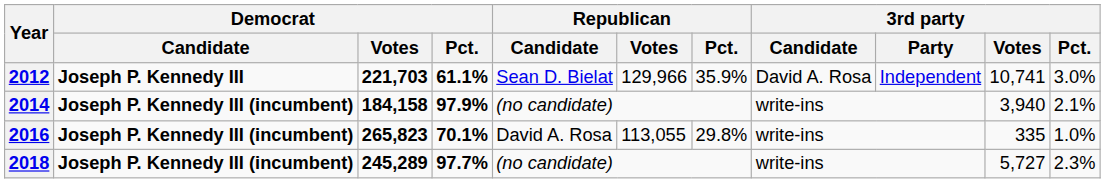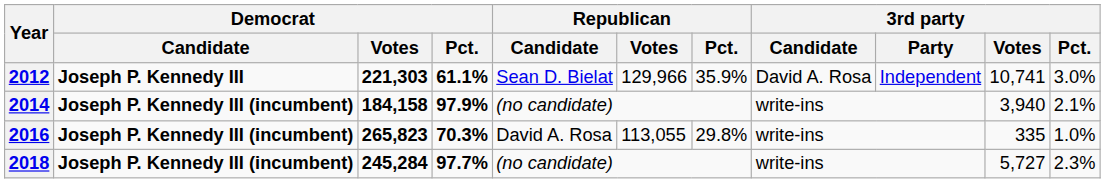(395, 76) 221,703 -> (395, 76) 221,303
(462, 134) 70.1% -> (462, 134) 70.3%
(395, 163) 245,289 -> (395, 163) 245,284
